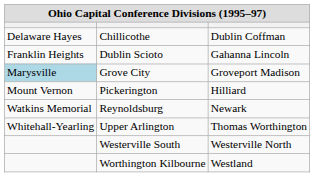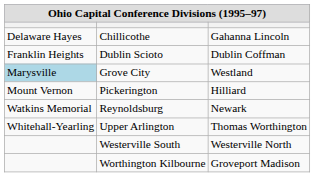(248, 36) Dublin Coffman -> (250, 36) Gahanna Lincoln
(250, 54) Gahanna Lincoln -> (248, 54) Dublin Coffman
(255, 72) Groveport Madison -> (232, 72) Westland
(232, 162) Westland -> (255, 162) Groveport Madison
